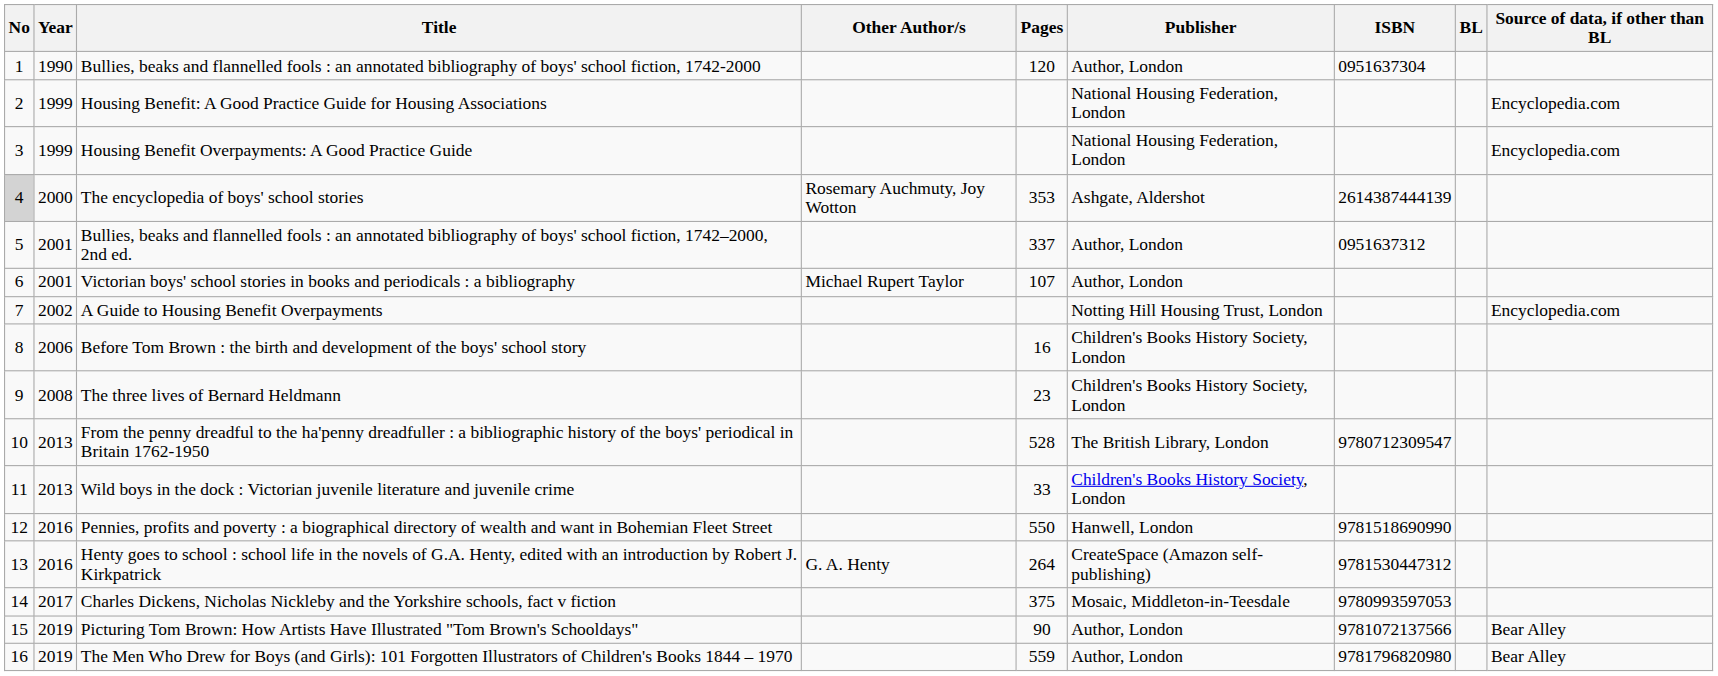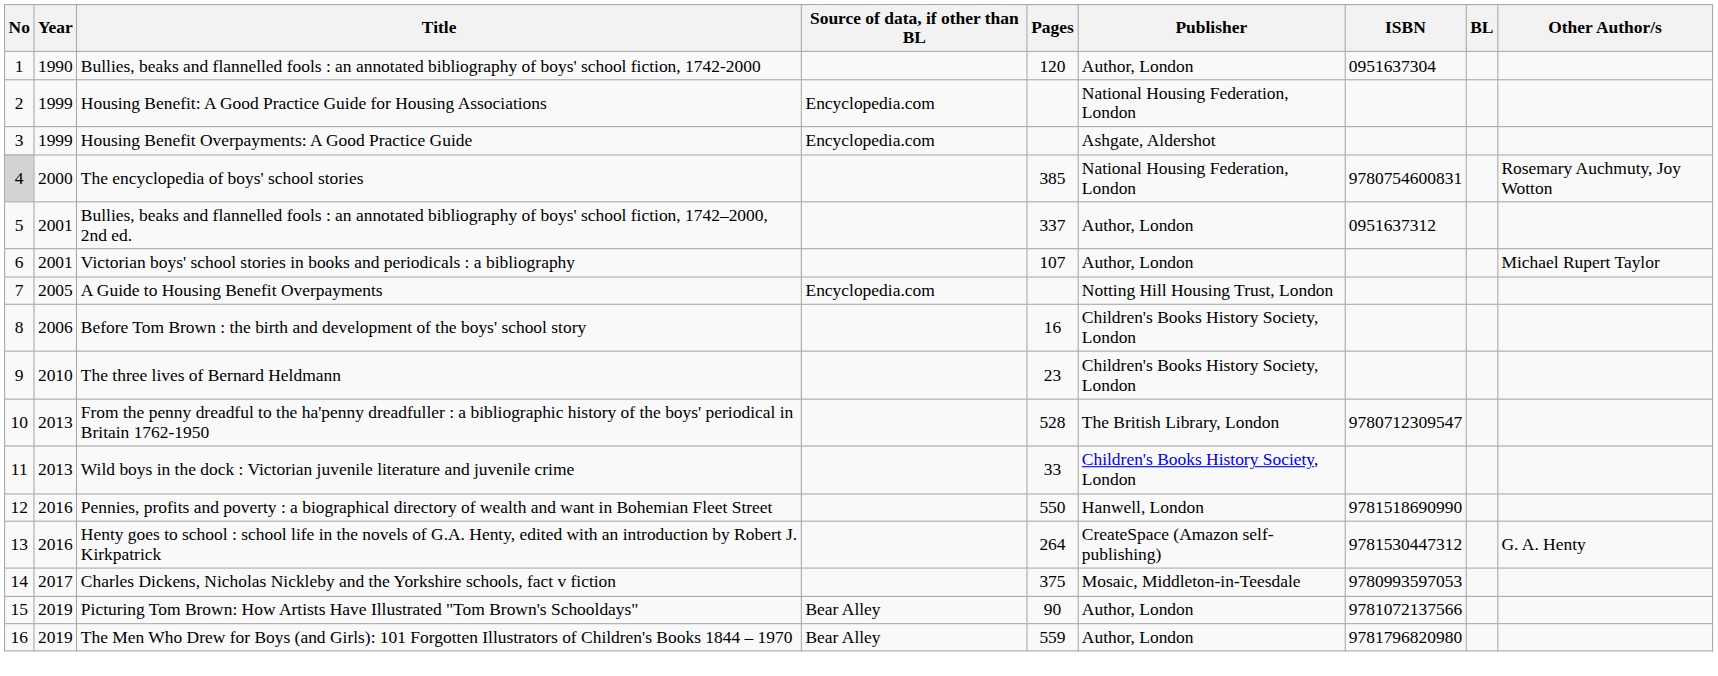columns swapped: (909, 28) <-> (1600, 28)
(1175, 150) National Housing Federation, London -> (1149, 140) Ashgate, Aldershot
(1042, 197) 353 -> (1052, 178) 385
(1138, 197) Ashgate, Aldershot -> (1185, 178) National Housing Federation, London
(1395, 197) 2614387444139 -> (1405, 178) 9780754600831
(55, 310) 2002 -> (55, 290) 2005
(55, 394) 2008 -> (55, 375) 2010
